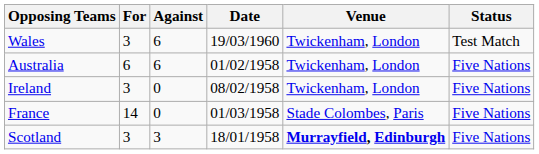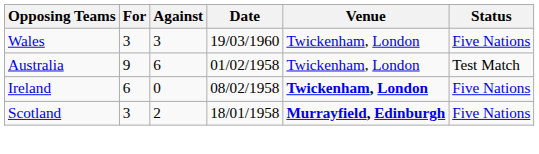(157, 40) 6 -> (157, 40) 3
(486, 40) Test Match -> (491, 40) Five Nations
(127, 64) 6 -> (127, 64) 9
(491, 64) Five Nations -> (486, 64) Test Match
(127, 88) 3 -> (127, 88) 6
(353, 88) normal -> (357, 88) bold
- row: (29, 112)
(157, 137) 3 -> (157, 112) 2
